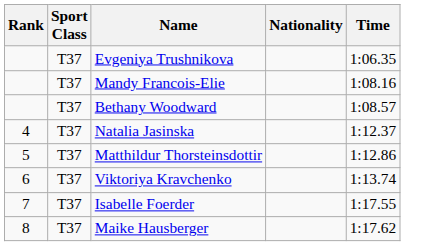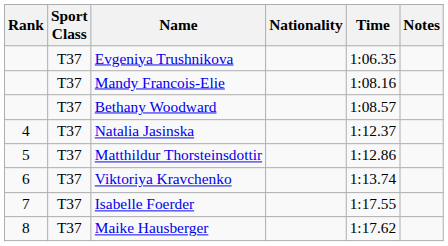+ column: (422, 25)
